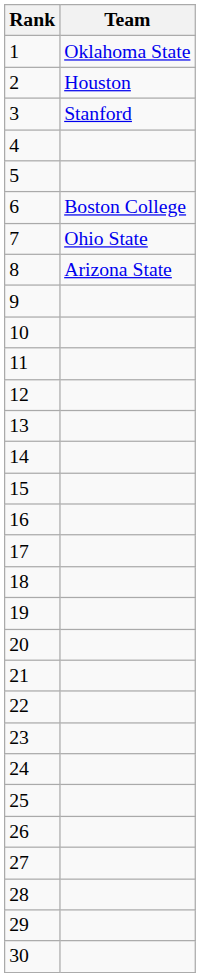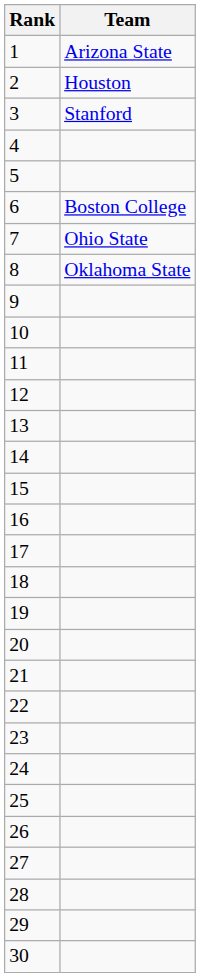(127, 51) Oklahoma State -> (118, 51) Arizona State
(118, 269) Arizona State -> (127, 269) Oklahoma State
